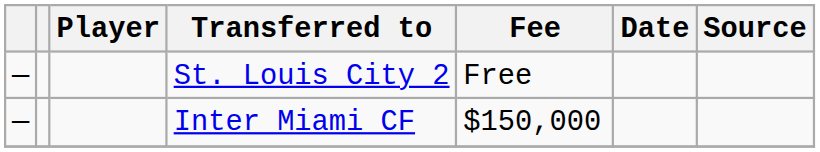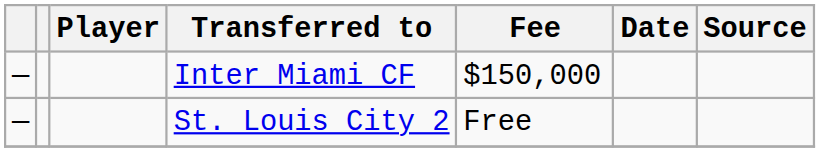rows swapped: (294, 122) <-> (312, 75)
